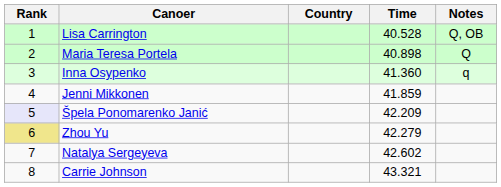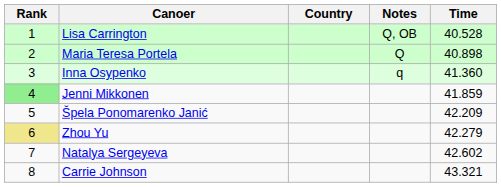columns swapped: (402, 14) <-> (466, 14)
(32, 93) no background -> (32, 93) lightgreen background
(32, 113) lavender background -> (32, 113) no background
